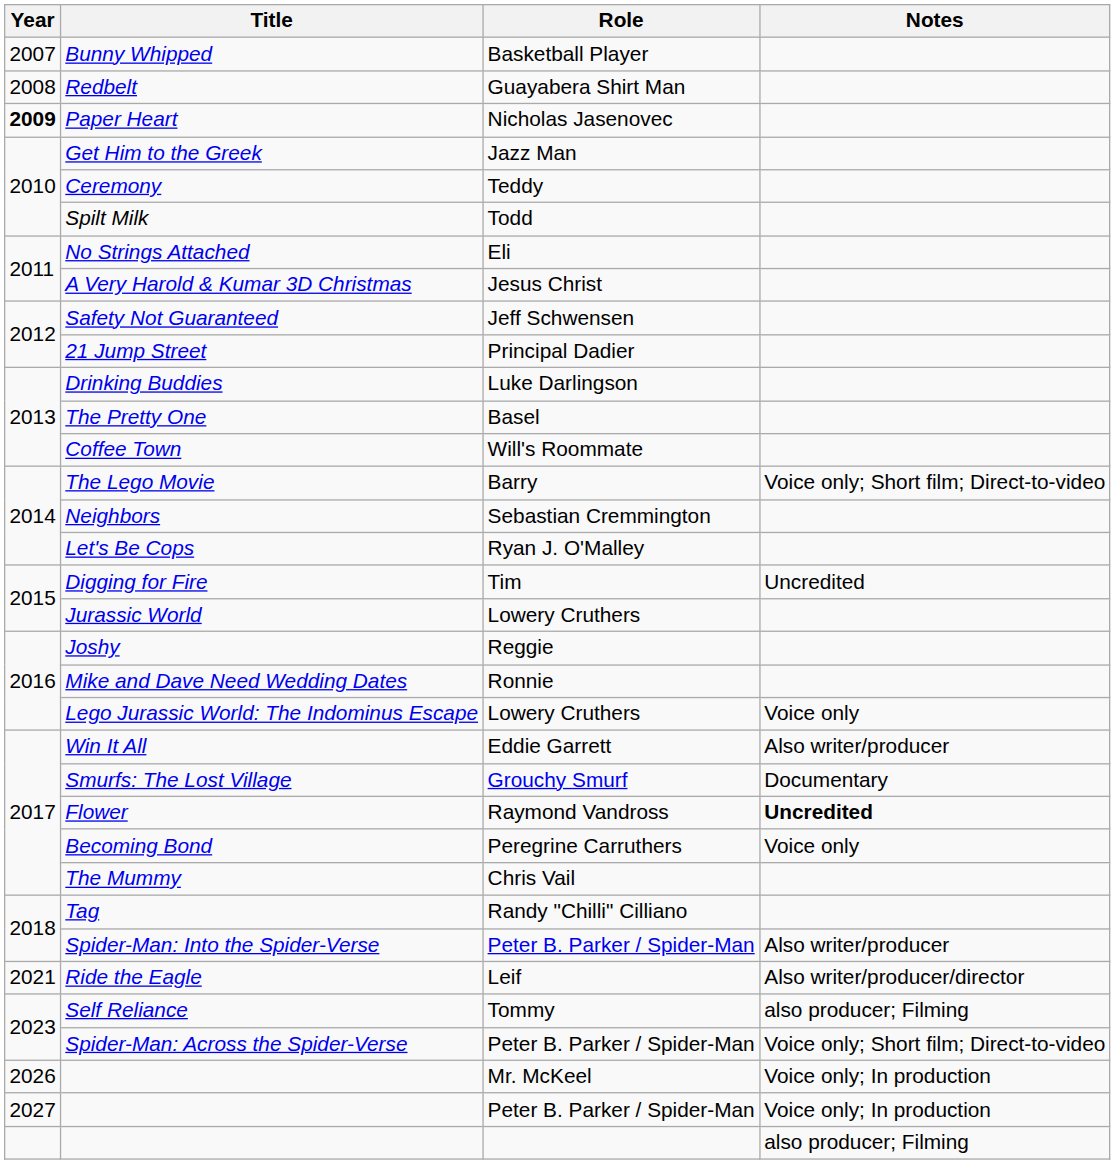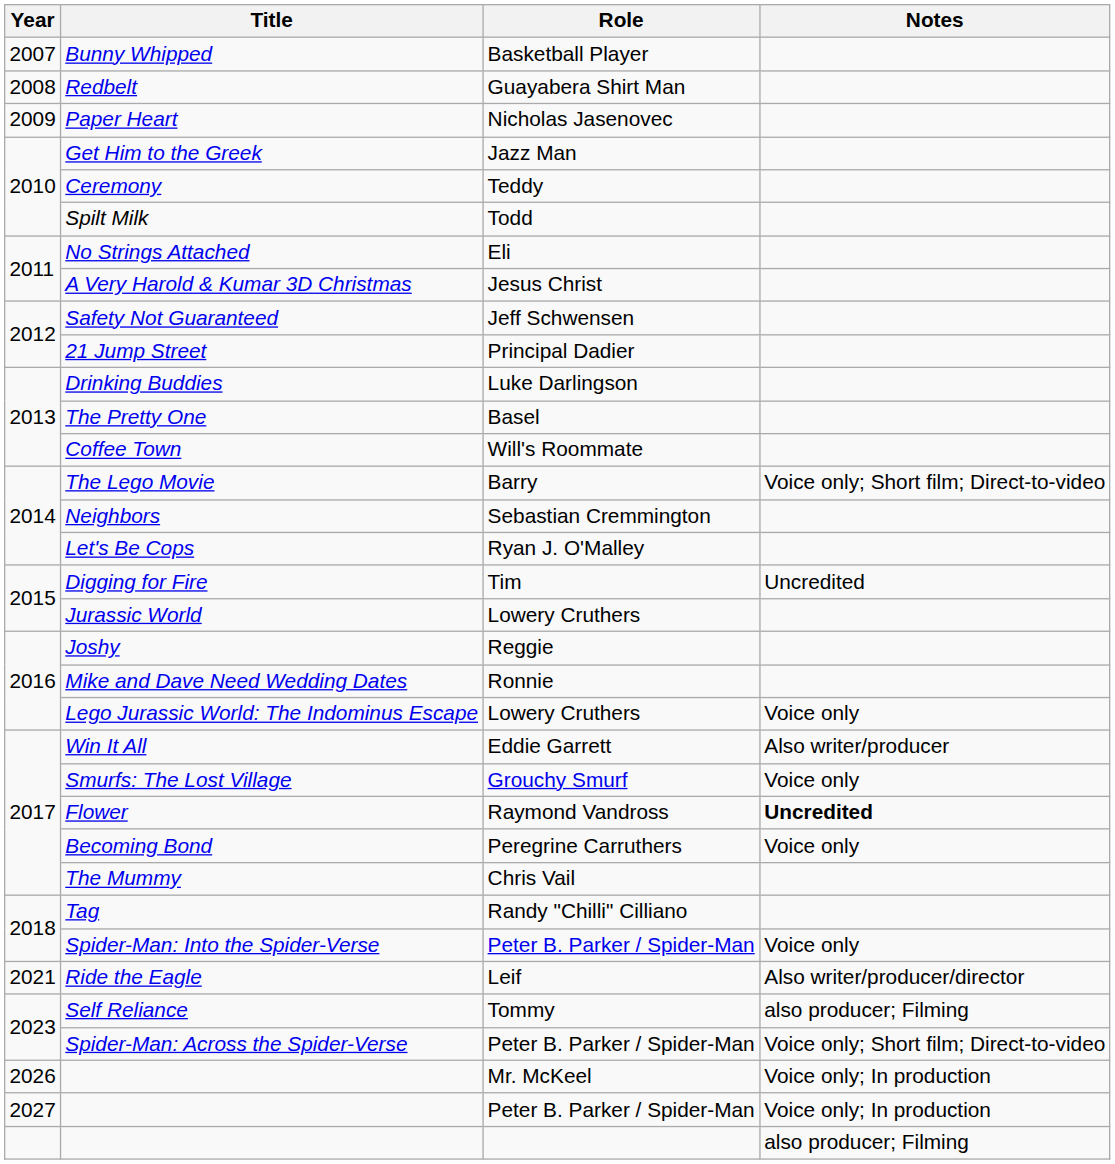(33, 119) bold -> (33, 119) normal
(826, 779) Documentary -> (812, 779) Voice only
(857, 944) Also writer/producer -> (812, 944) Voice only
